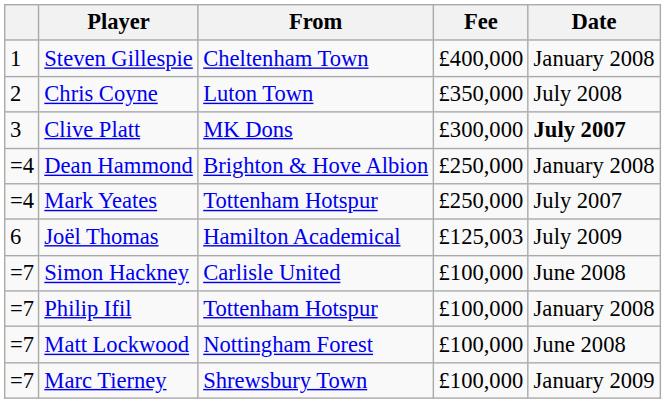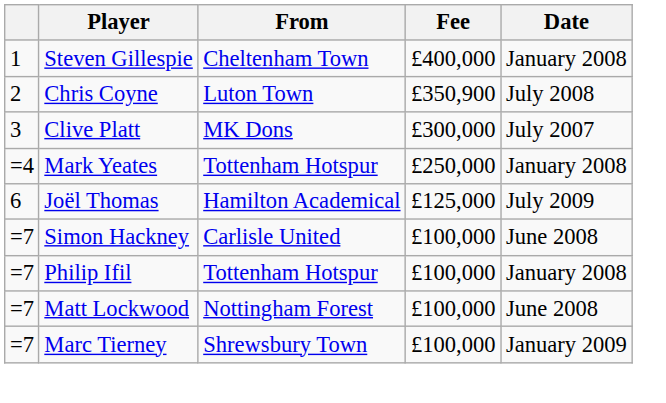(481, 93) £350,000 -> (453, 93) £350,900
(580, 129) bold -> (550, 129) normal
- row: (119, 165)
(578, 201) July 2007 -> (566, 165) January 2008
(481, 237) £125,003 -> (453, 201) £125,000
